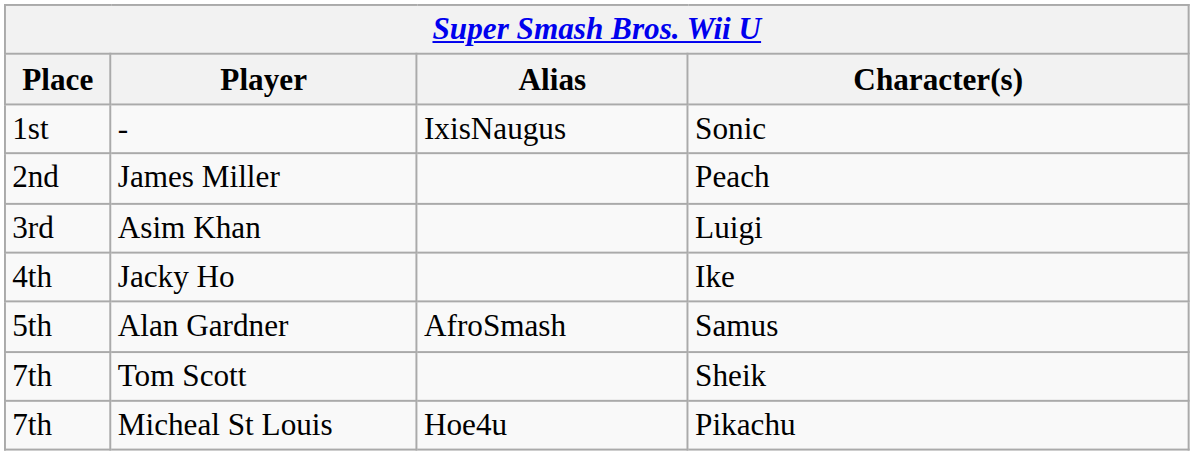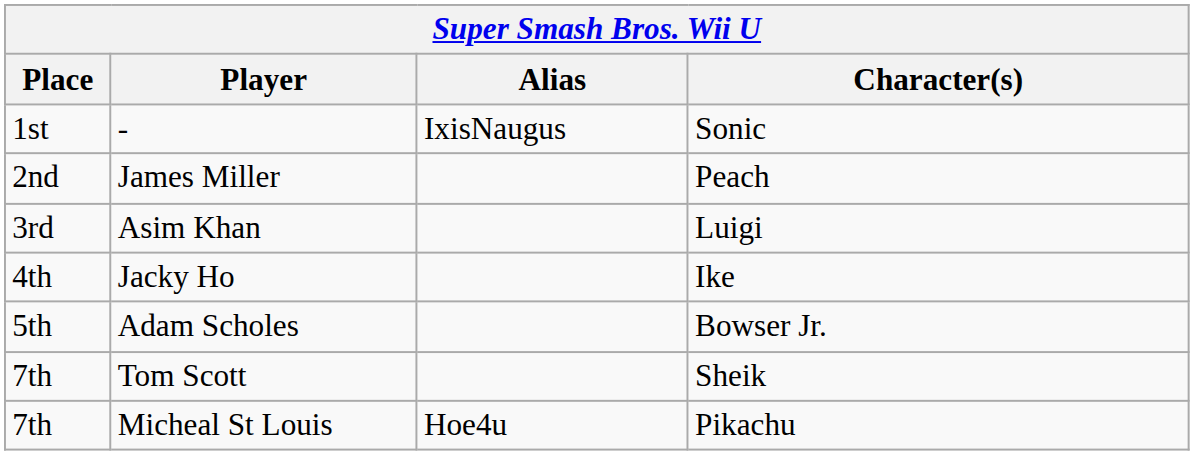- row: (203, 326)
+ row: (208, 326)
